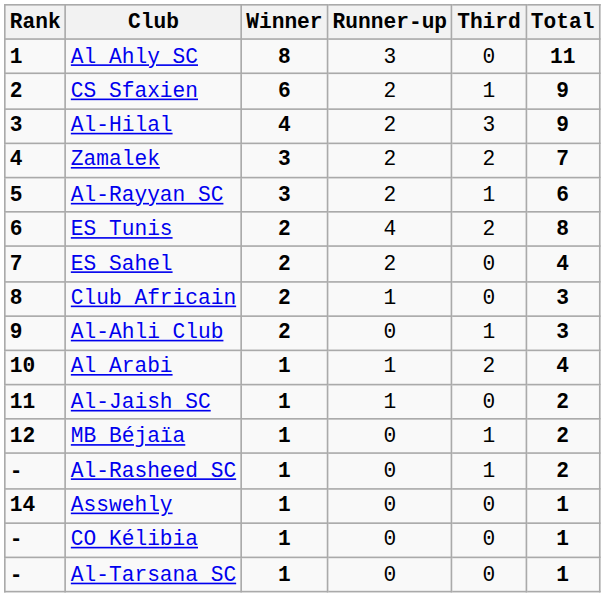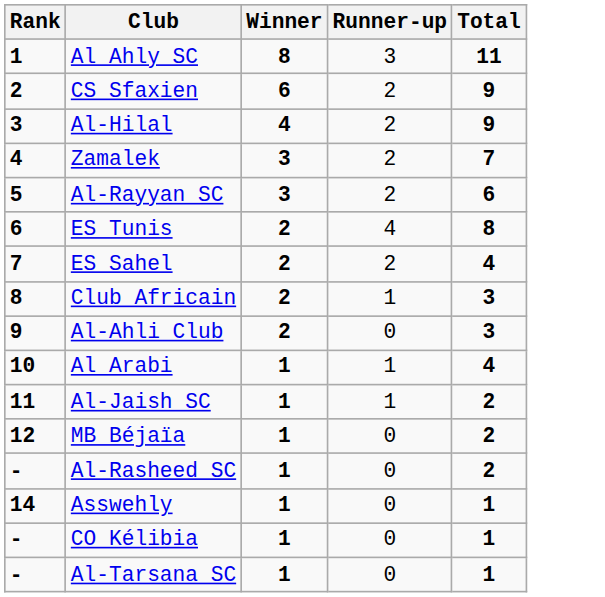- column: (489, 22)
